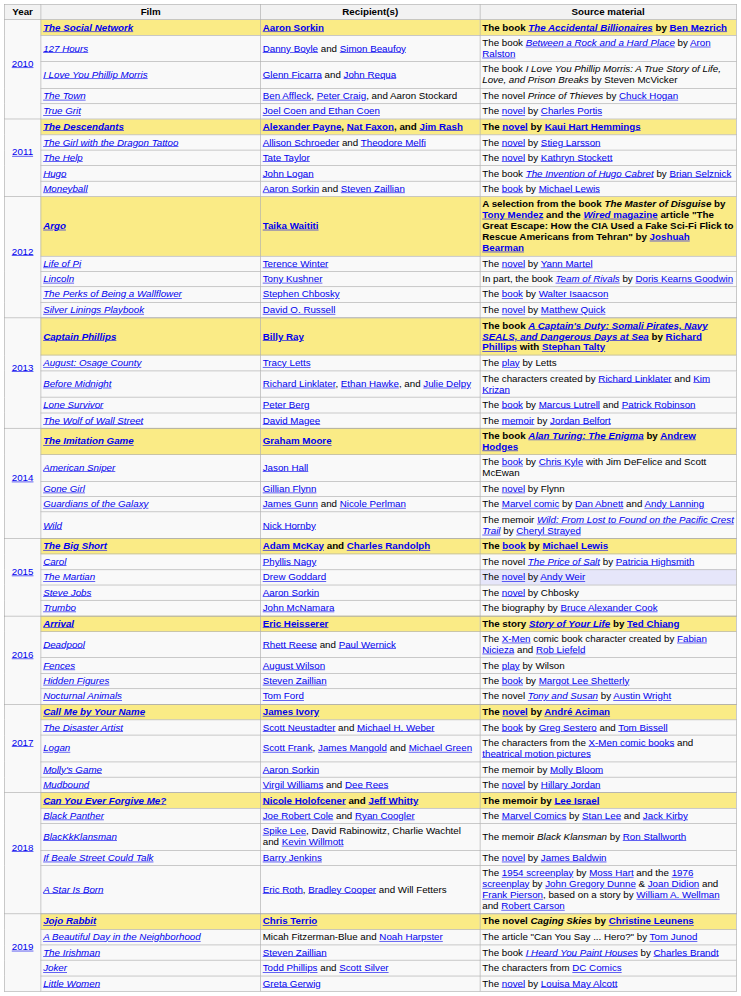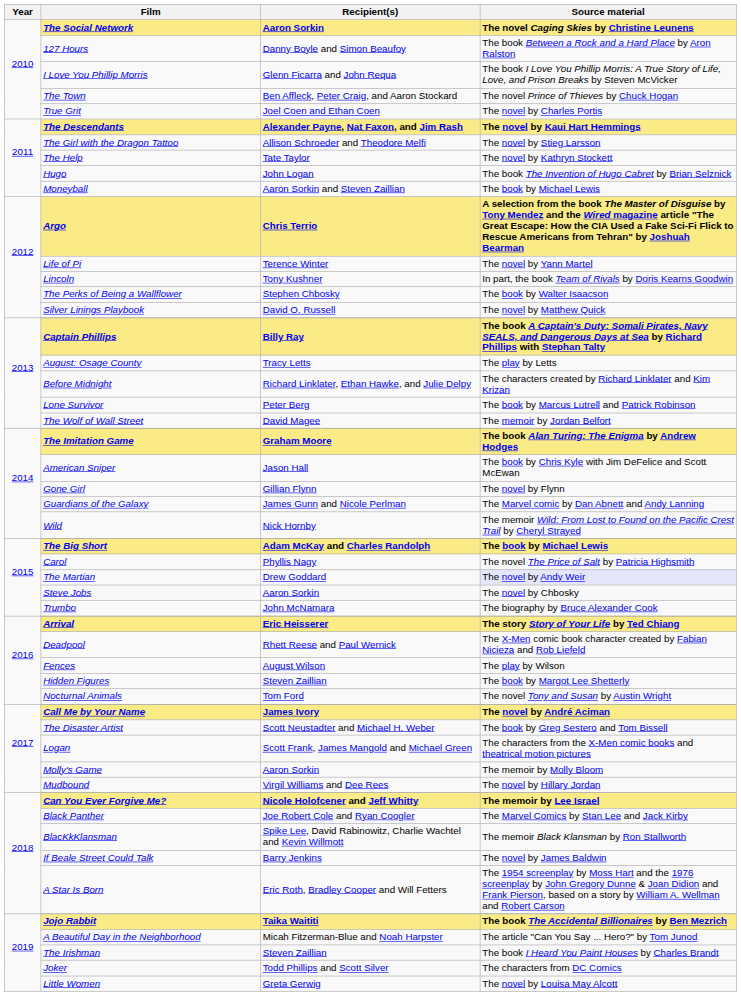(605, 27) The book The Accidental Billionaires by Ben Mezrich -> (588, 27) The novel Caging Skies by Christine Leunens
(291, 226) Taika Waititi -> (290, 226) Chris Terrio
(290, 921) Chris Terrio -> (291, 921) Taika Waititi
(588, 921) The novel Caging Skies by Christine Leunens -> (605, 921) The book The Accidental Billionaires by Ben Mezrich
